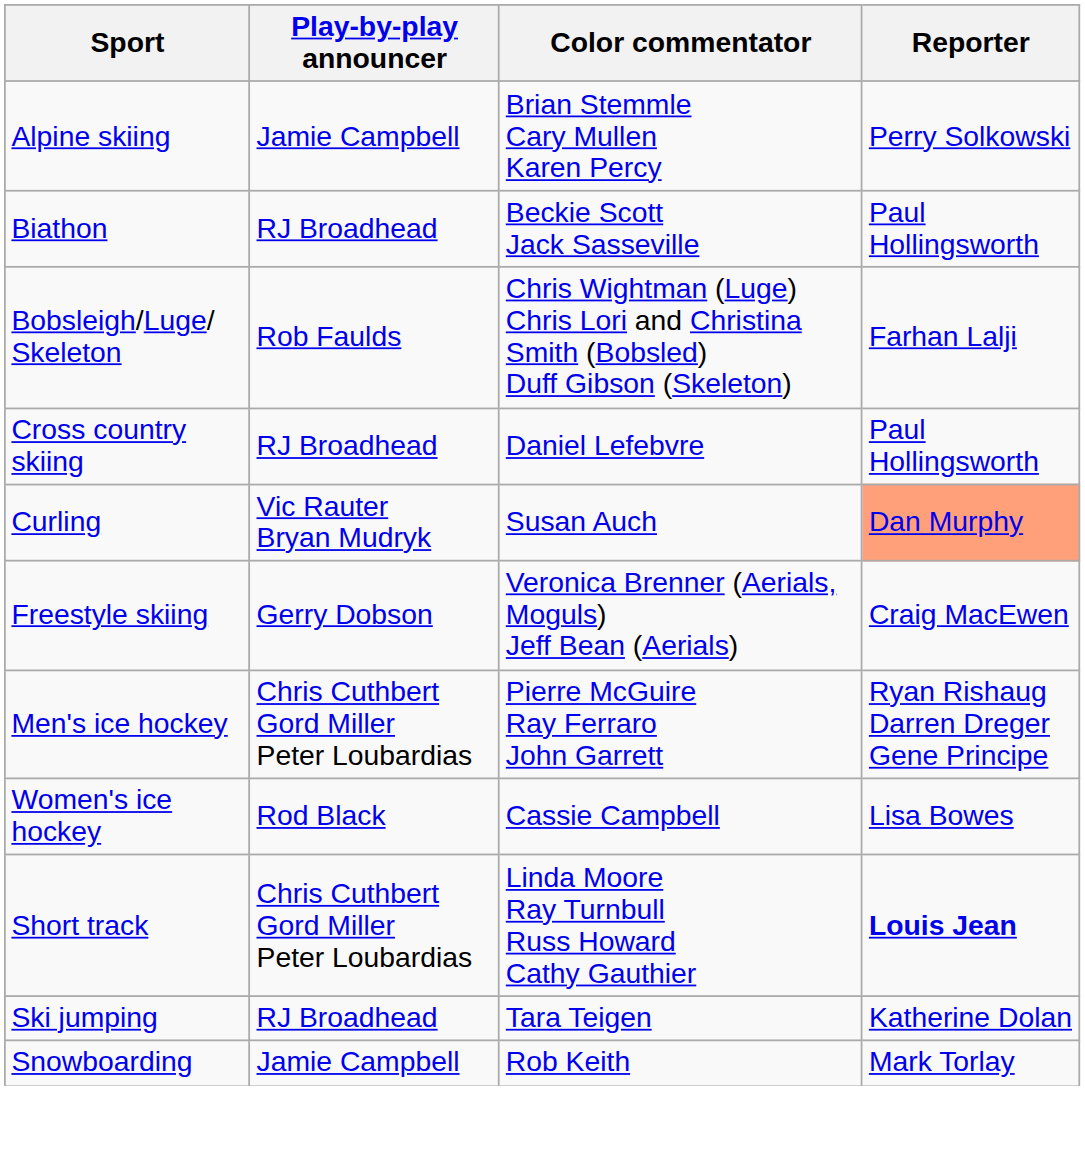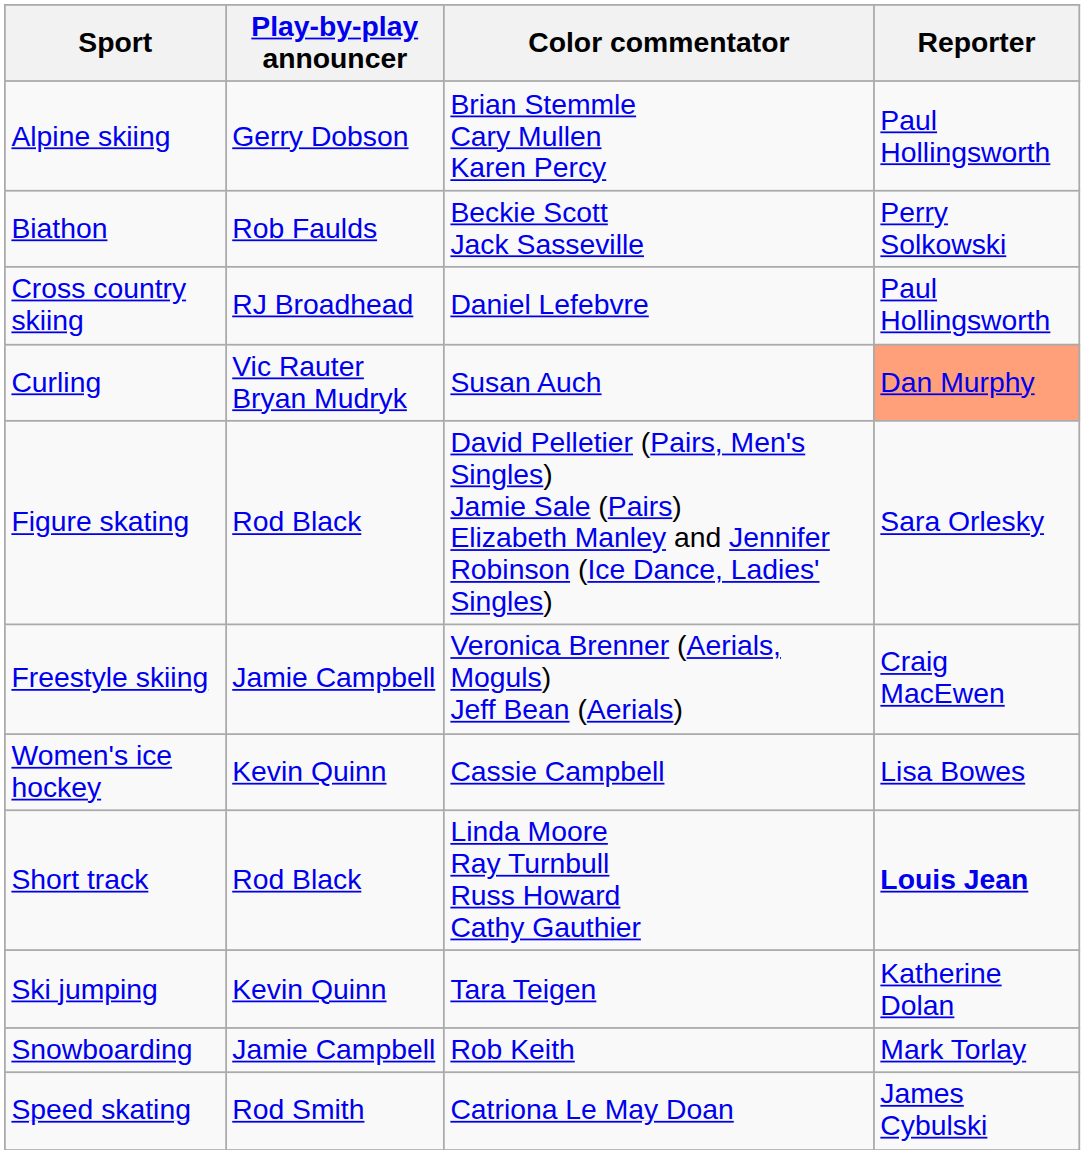(358, 135) Jamie Campbell -> (320, 135) Gerry Dobson
(970, 135) Perry Solkowski -> (965, 135) Paul Hollingsworth
(347, 228) RJ Broadhead -> (305, 228) Rob Faulds
(954, 228) Paul Hollingsworth -> (943, 228) Perry Solkowski
- row: (113, 336)
+ row: (100, 522)
(345, 615) Gerry Dobson -> (334, 678) Jamie Campbell
- row: (120, 723)
(321, 816) Rod Black -> (309, 771) Kevin Quinn
(364, 925) Chris Cuthbert Gord Miller Peter Loubardias -> (297, 880) Rod Black
(347, 1017) RJ Broadhead -> (309, 988) Kevin Quinn
+ row: (101, 1110)
